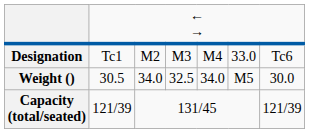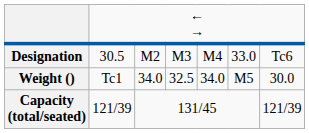(112, 56) Tc1 -> (112, 56) 30.5
(112, 78) 30.5 -> (112, 78) Tc1
